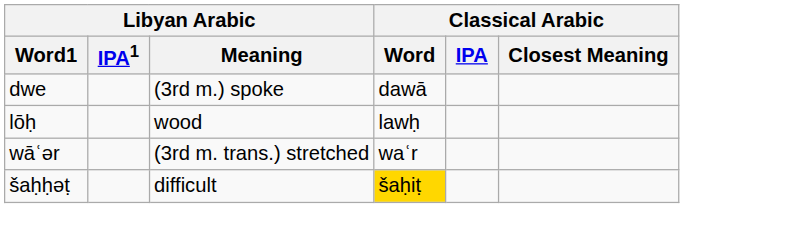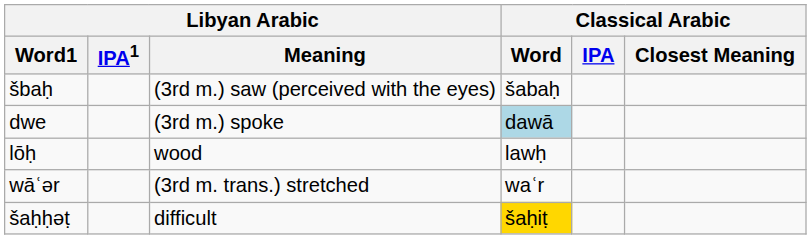+ row: (31, 89)
(403, 89) no background -> (529, 121) lightblue background
